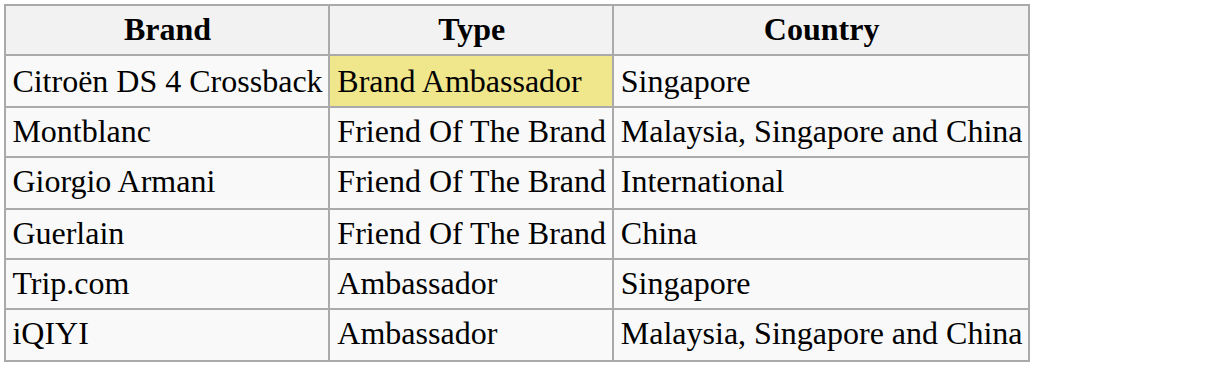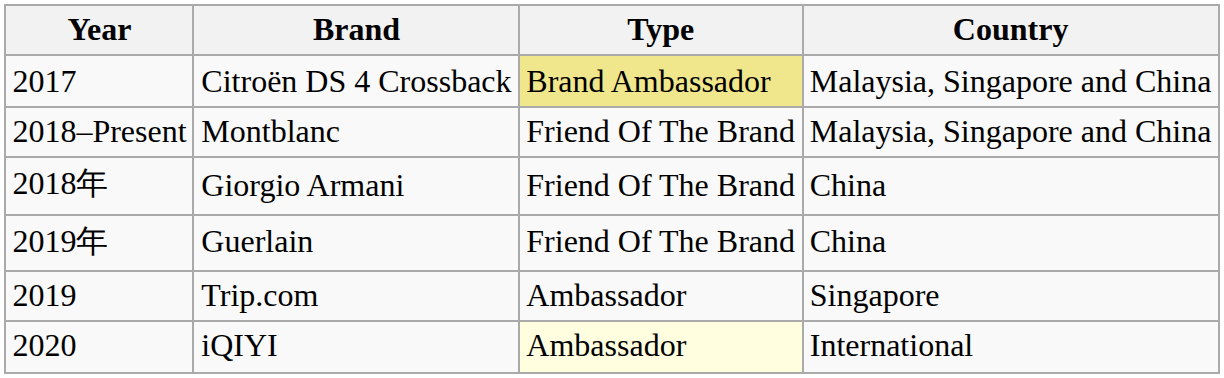+ column: (99, 29)
(686, 80) Singapore -> (1011, 80) Malaysia, Singapore and China
(703, 182) International -> (848, 185) China
(417, 334) no background -> (606, 346) lightyellow background
(822, 334) Malaysia, Singapore and China -> (892, 346) International
